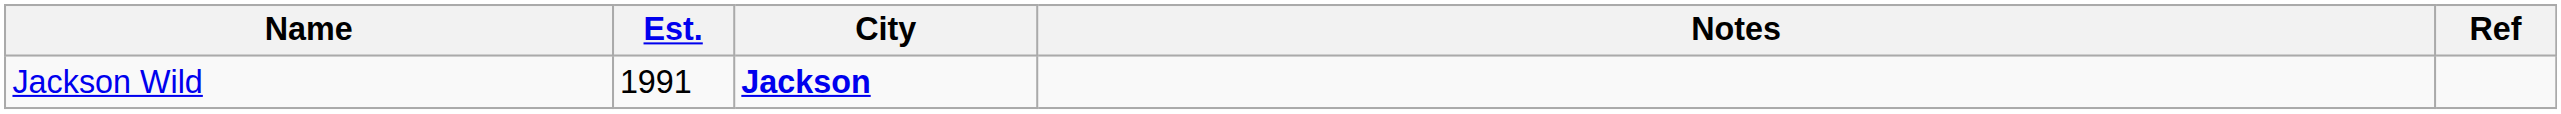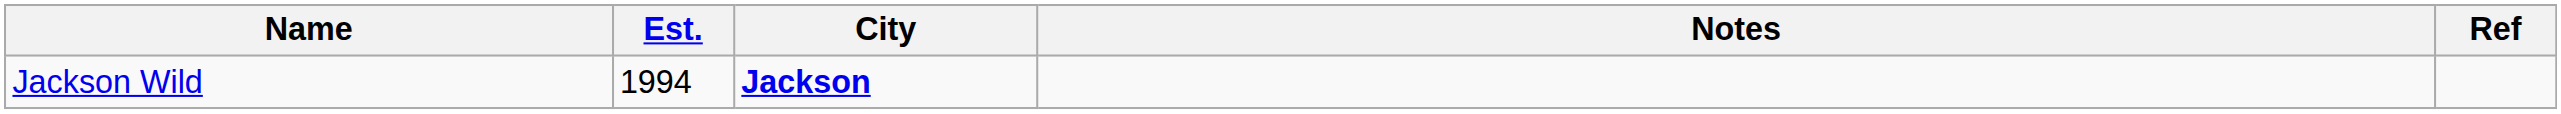(656, 81) 1991 -> (656, 81) 1994
